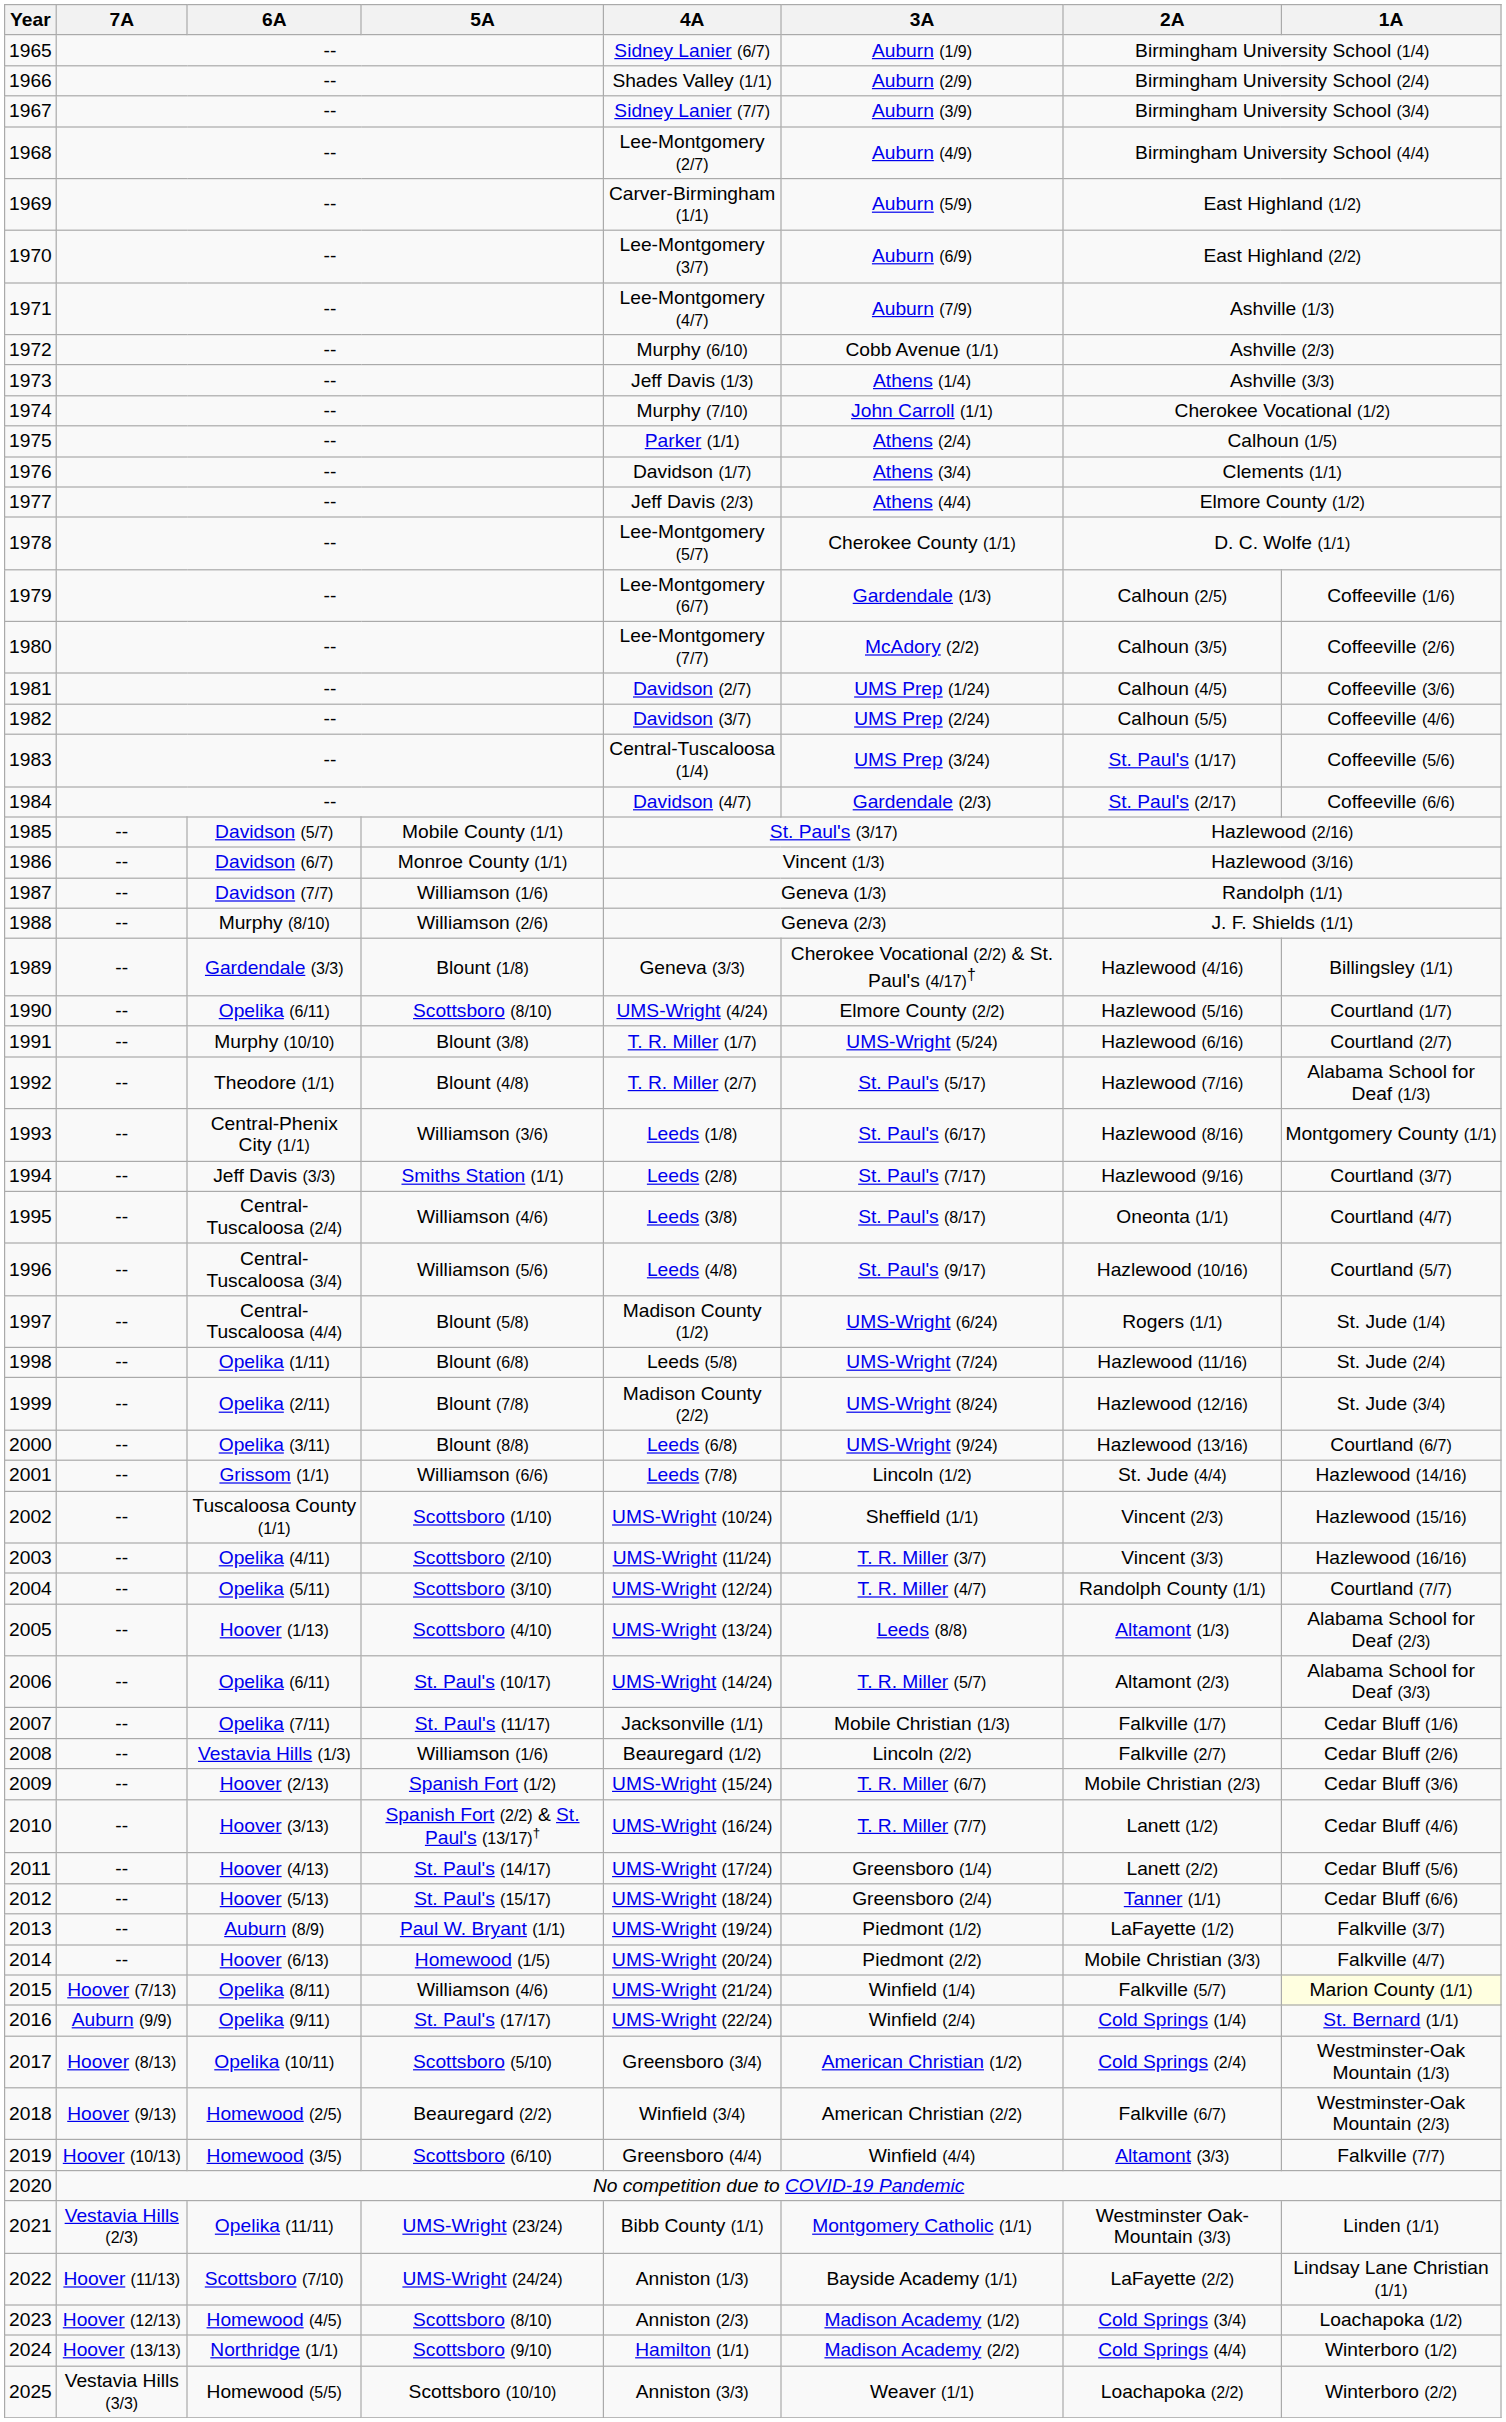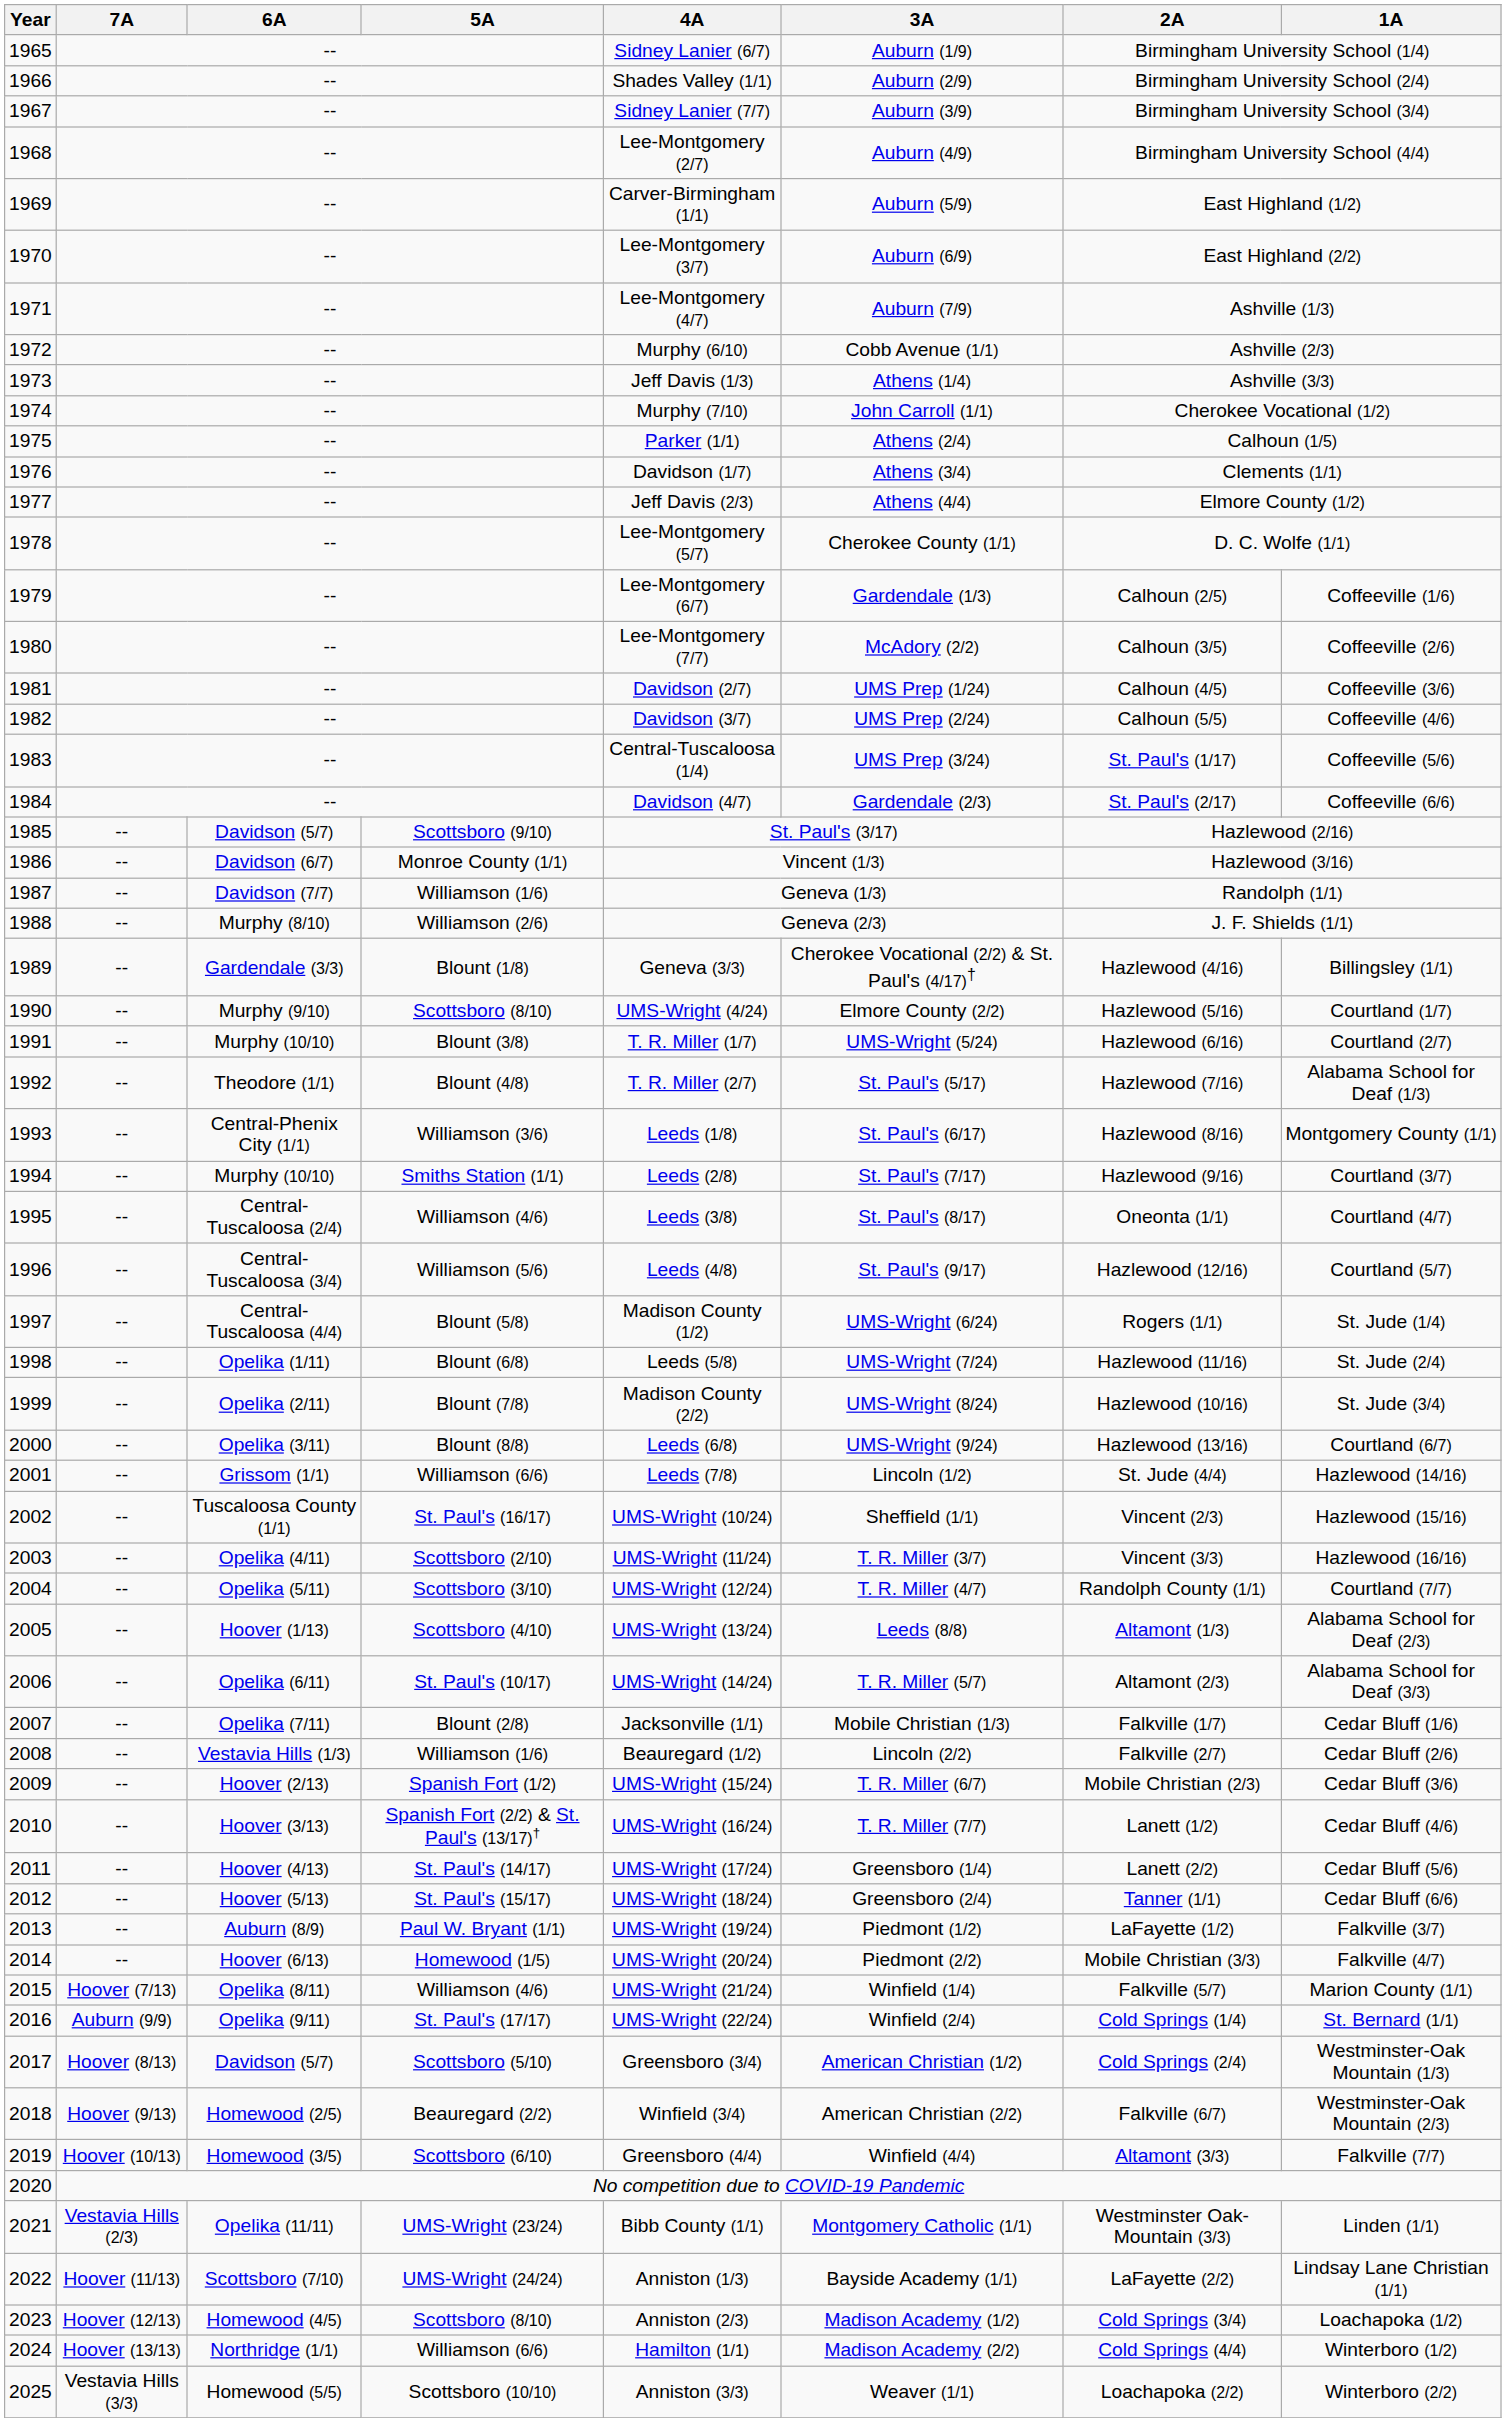(483, 831) Mobile County (1/1) -> (482, 831) Scottsboro (9/10)
(274, 1011) Opelika (6/11) -> (274, 1011) Murphy (9/10)
(274, 1176) Jeff Davis (3/3) -> (274, 1176) Murphy (10/10)
(1172, 1269) Hazlewood (10/16) -> (1172, 1269) Hazlewood (12/16)
(1172, 1403) Hazlewood (12/16) -> (1172, 1403) Hazlewood (10/16)
(482, 1516) Scottsboro (1/10) -> (483, 1516) St. Paul's (16/17)
(482, 1723) St. Paul's (11/17) -> (483, 1723) Blount (2/8)
(1391, 1989) lightyellow background -> (1391, 1989) no background
(274, 2061) Opelika (10/11) -> (274, 2061) Davidson (5/7)
(482, 2350) Scottsboro (9/10) -> (482, 2350) Williamson (6/6)
